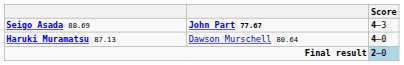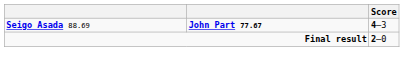- row: (61, 39)
(379, 53) lightblue background -> (379, 39) no background
